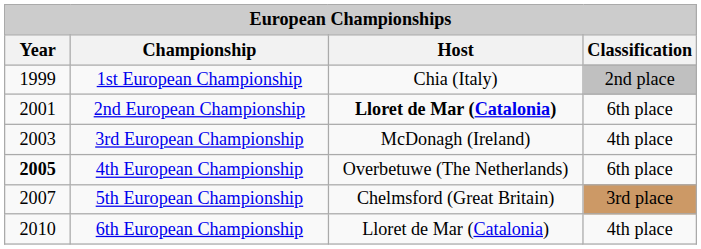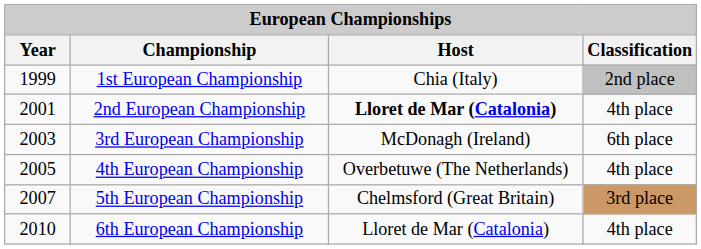(640, 109) 6th place -> (640, 109) 4th place
(640, 139) 4th place -> (640, 139) 6th place
(38, 169) bold -> (38, 169) normal
(640, 169) 6th place -> (640, 169) 4th place
